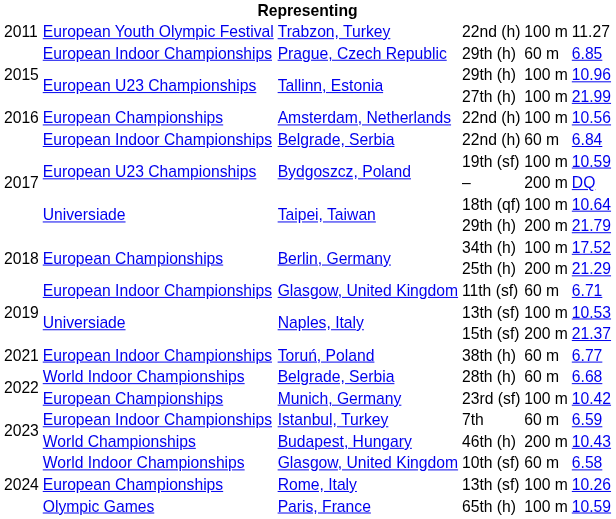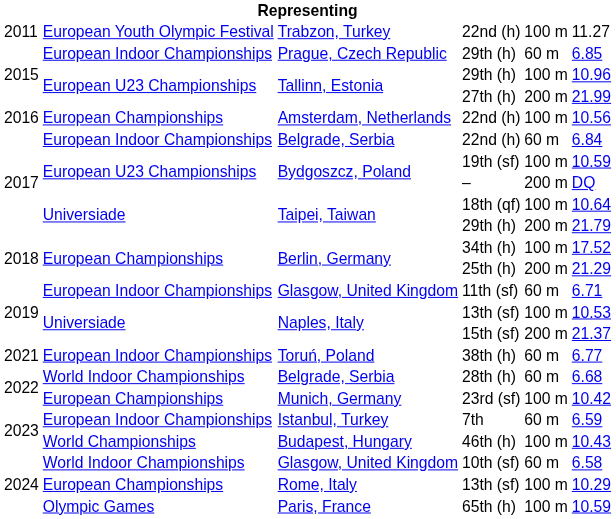(546, 97) 100 m -> (546, 97) 200 m
(546, 441) 200 m -> (546, 441) 100 m
(591, 485) 10.26 -> (591, 485) 10.29
